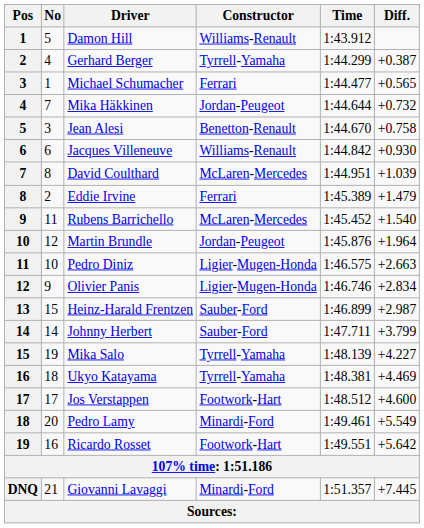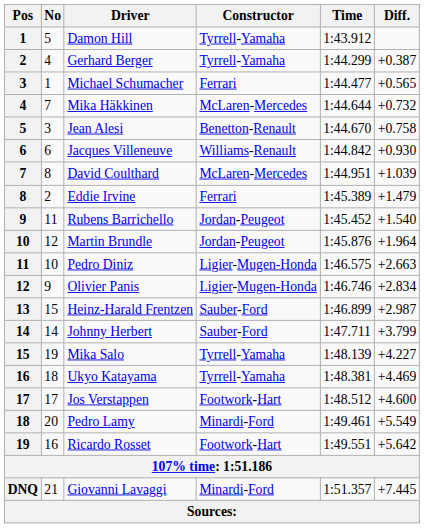(248, 38) Williams-Renault -> (242, 38) Tyrrell-Yamaha
(242, 106) Jordan-Peugeot -> (253, 106) McLaren-Mercedes
(253, 218) McLaren-Mercedes -> (242, 218) Jordan-Peugeot
